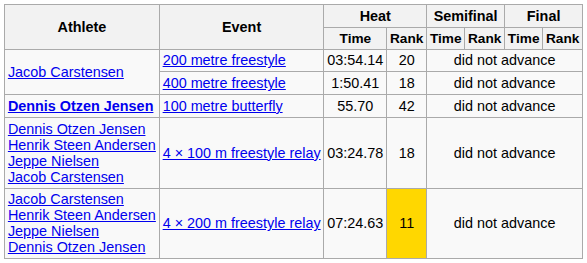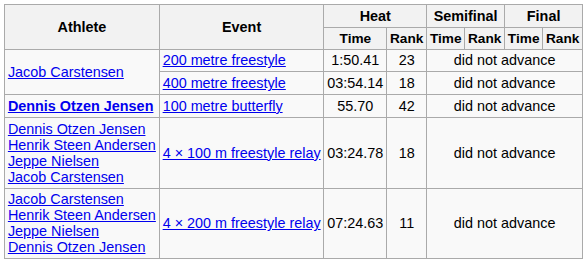(355, 60) 03:54.14 -> (355, 60) 1:50.41
(407, 60) 20 -> (407, 60) 23
(355, 83) 1:50.41 -> (355, 83) 03:54.14
(407, 223) gold background -> (407, 223) no background
